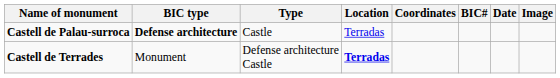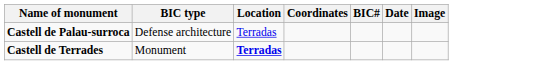- column: (291, 13)
(186, 32) bold -> (183, 32) normal
